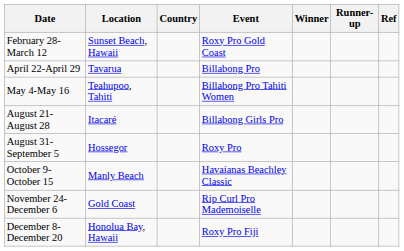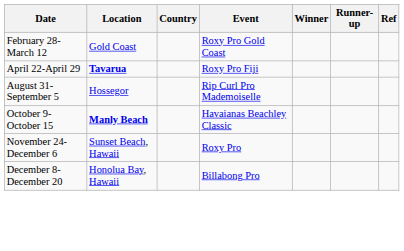(118, 46) Sunset Beach, Hawaii -> (113, 46) Gold Coast
(105, 69) normal -> (108, 69) bold
(231, 69) Billabong Pro -> (230, 69) Roxy Pro Fiji
- row: (38, 91)
- row: (30, 119)
(222, 147) Roxy Pro -> (231, 91) Rip Curl Pro Mademoiselle
(116, 176) normal -> (118, 119) bold
(112, 204) Gold Coast -> (119, 147) Sunset Beach, Hawaii
(231, 204) Rip Curl Pro Mademoiselle -> (221, 147) Roxy Pro
(230, 232) Roxy Pro Fiji -> (231, 176) Billabong Pro
